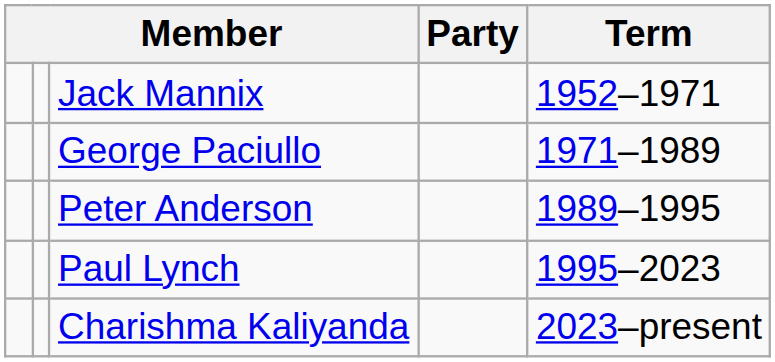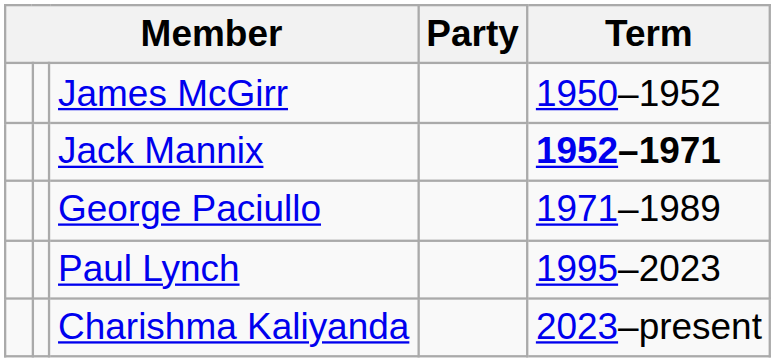+ row: (173, 92)
(628, 92) normal -> (628, 151) bold
- row: (185, 209)
